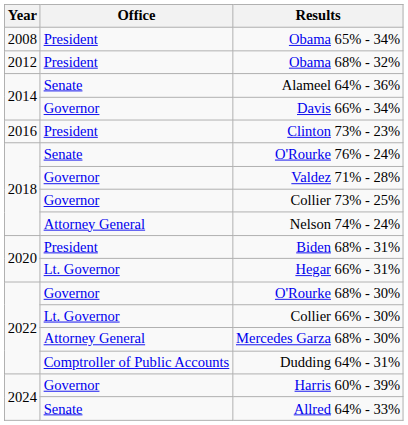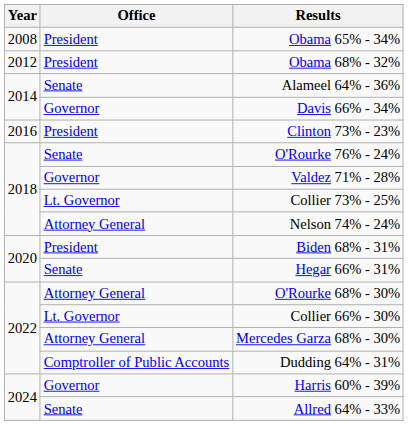(72, 200) Governor -> (82, 200) Lt. Governor
(82, 270) Lt. Governor -> (63, 270) Senate
(72, 293) Governor -> (94, 293) Attorney General
